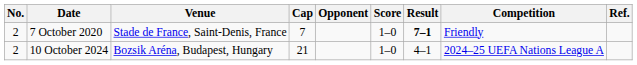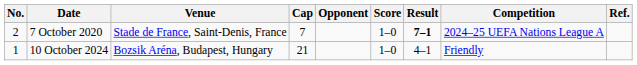(464, 32) Friendly -> (524, 32) 2024–25 UEFA Nations League A
(16, 50) 2 -> (16, 50) 1
(524, 50) 2024–25 UEFA Nations League A -> (464, 50) Friendly
